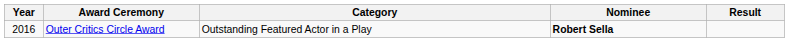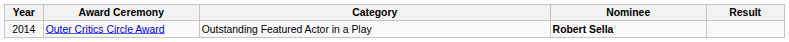(24, 29) 2016 -> (24, 29) 2014
